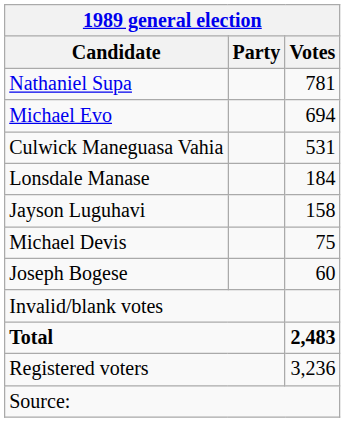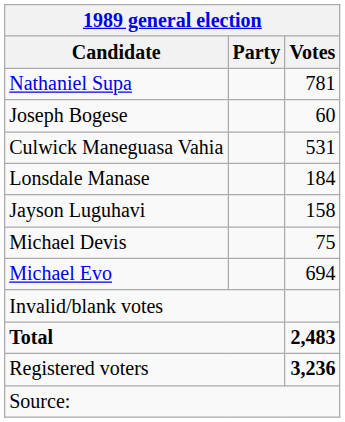rows swapped: (61, 115) <-> (68, 274)
(313, 369) normal -> (313, 369) bold
